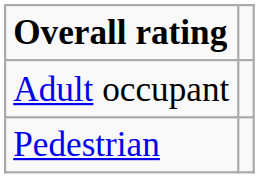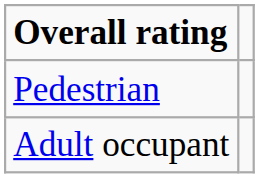rows swapped: (121, 88) <-> (87, 144)
